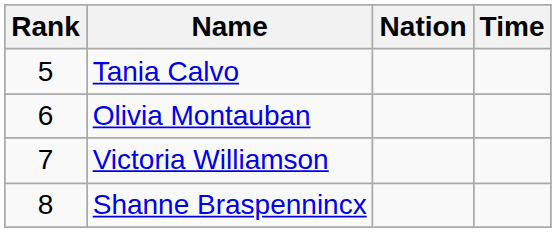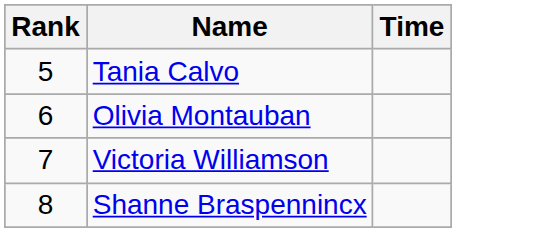- column: (423, 26)
